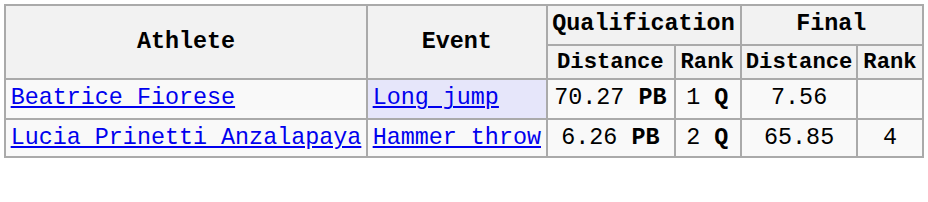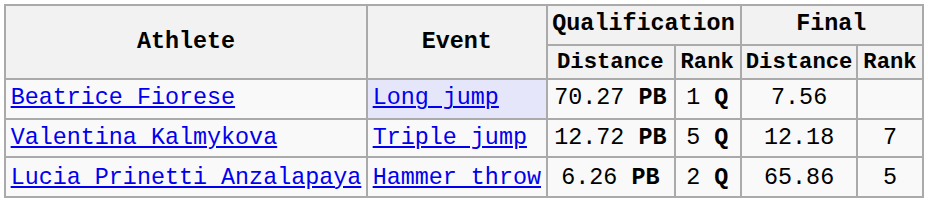+ row: (144, 138)
(799, 138) 65.85 -> (799, 177) 65.86
(890, 138) 4 -> (890, 177) 5
